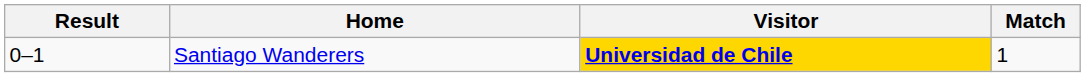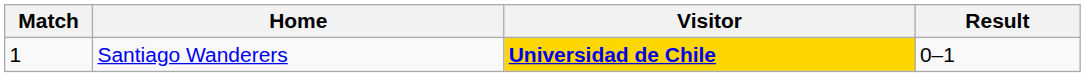columns swapped: (1036, 21) <-> (87, 21)
